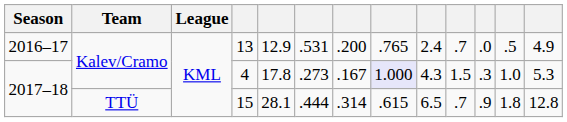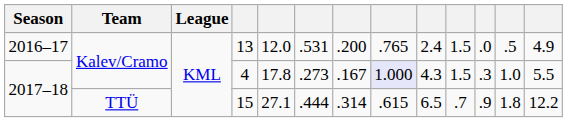(276, 46) 12.9 -> (276, 46) 12.0
(460, 46) .7 -> (460, 46) 1.5
(544, 74) 5.3 -> (544, 74) 5.5
(276, 102) 28.1 -> (276, 102) 27.1
(544, 102) 12.8 -> (544, 102) 12.2
